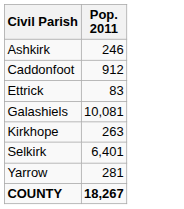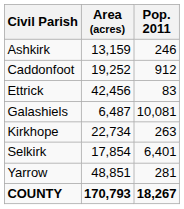+ column: (107, 22)
